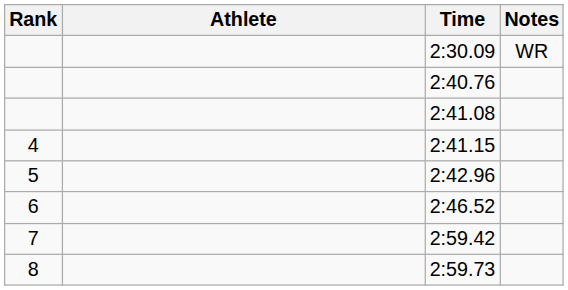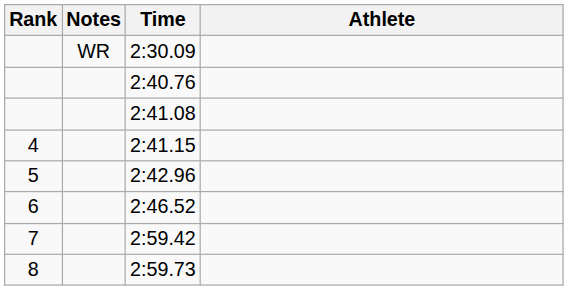columns swapped: (243, 20) <-> (532, 20)
